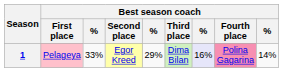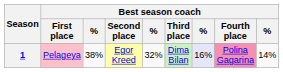(94, 56) 33% -> (94, 56) 38%
(153, 56) 29% -> (153, 56) 32%
